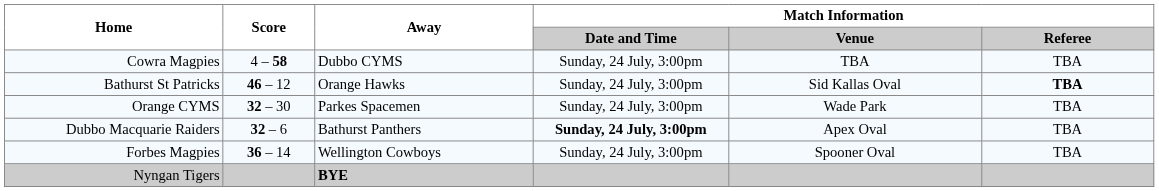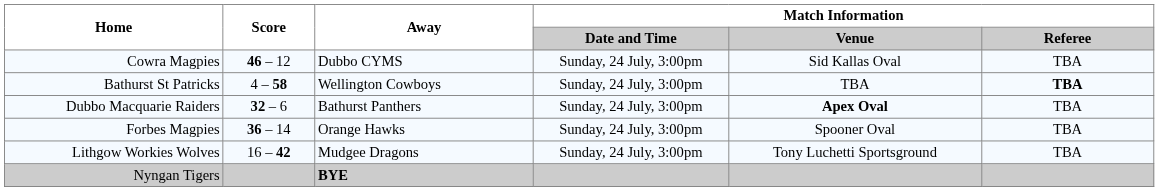(269, 61) 4 – 58 -> (269, 61) 46 – 12
(855, 61) TBA -> (855, 61) Sid Kallas Oval
(269, 84) 46 – 12 -> (269, 84) 4 – 58
(361, 84) Orange Hawks -> (379, 84) Wellington Cowboys
(855, 84) Sid Kallas Oval -> (855, 84) TBA
- row: (176, 106)
(631, 129) bold -> (631, 106) normal
(855, 129) normal -> (855, 106) bold
(379, 152) Wellington Cowboys -> (361, 129) Orange Hawks
+ row: (146, 152)
